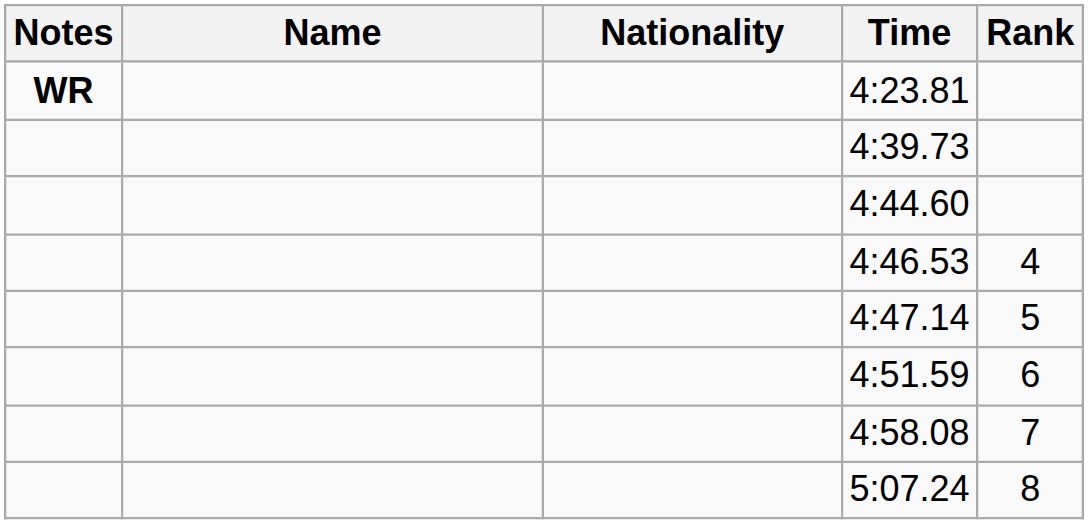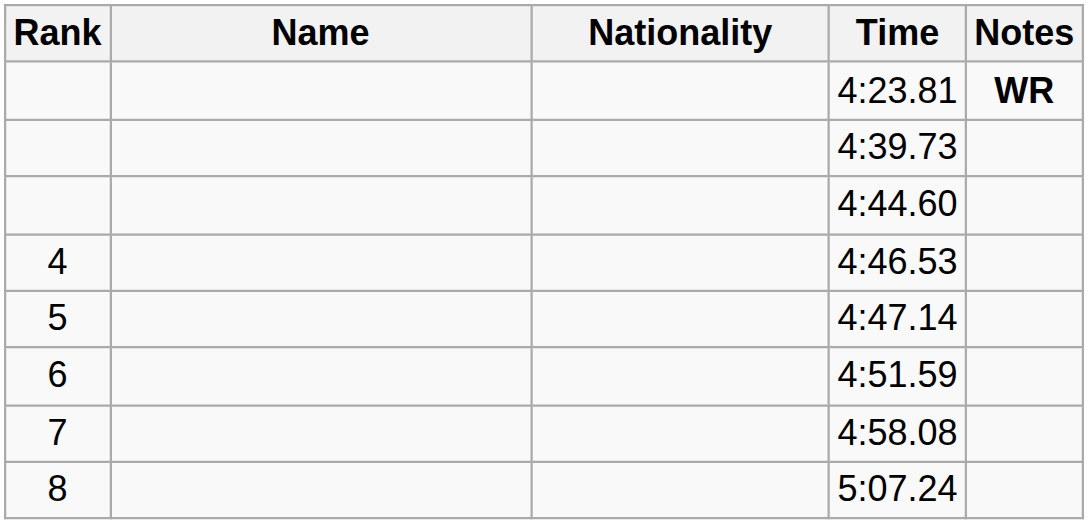columns swapped: (1030, 33) <-> (63, 33)
